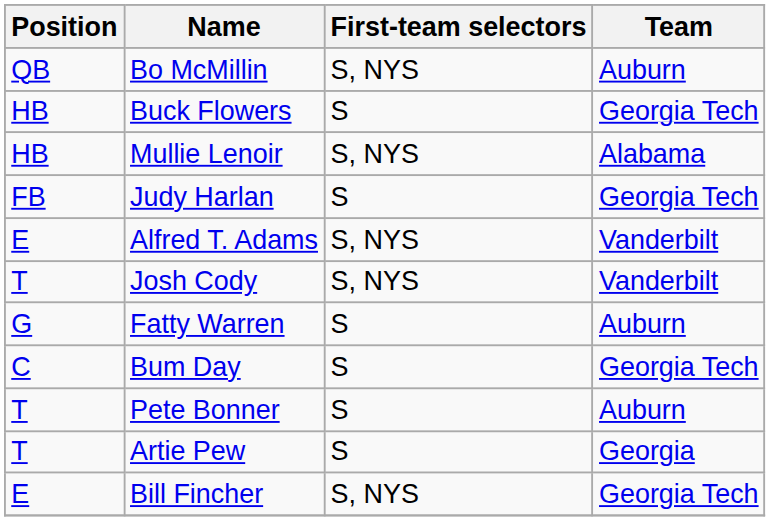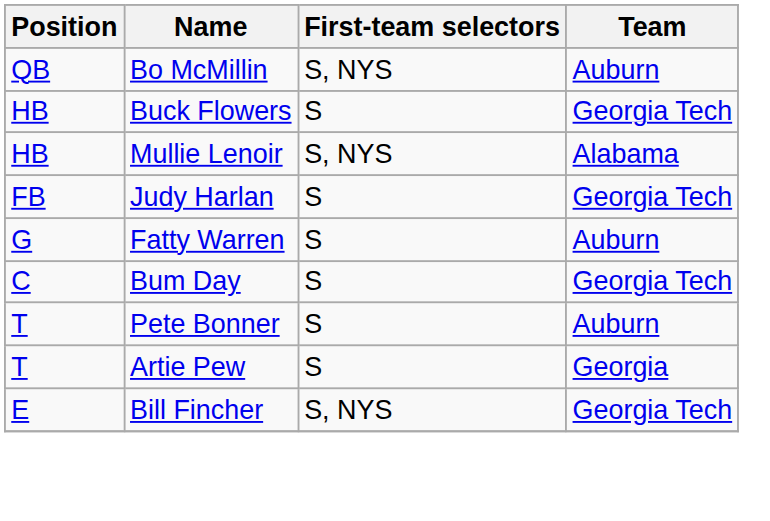- row: (224, 239)
- row: (194, 282)
